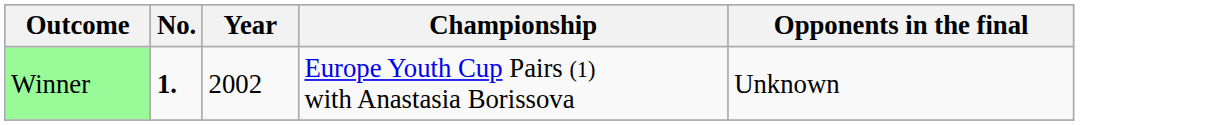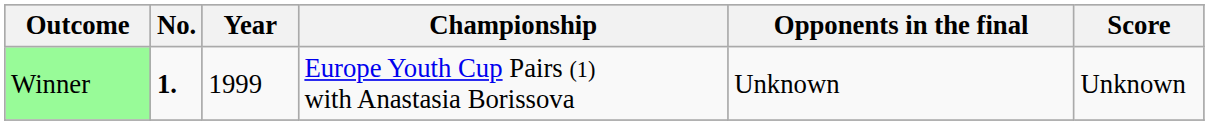+ column: (1139, 25)
(235, 83) 2002 -> (235, 83) 1999
